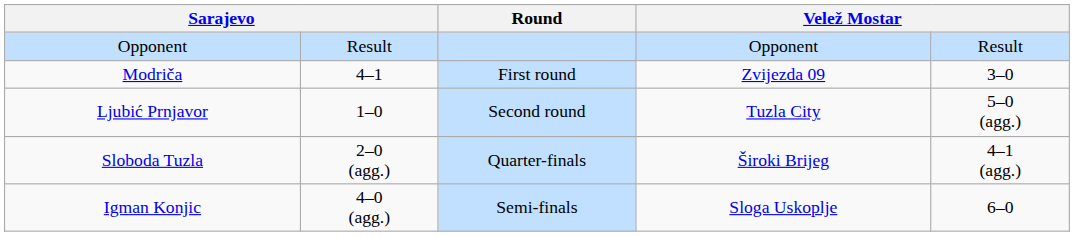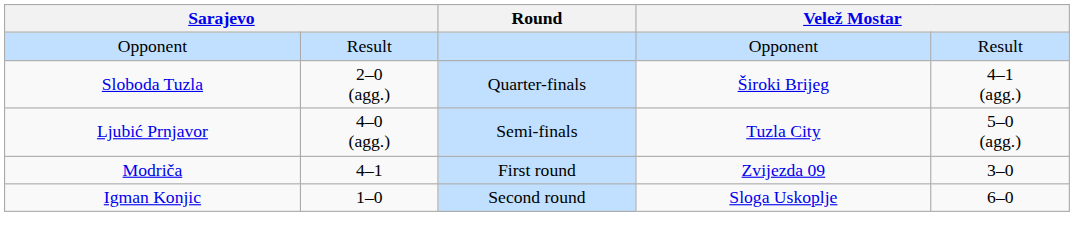rows swapped: (152, 74) <-> (152, 159)
(369, 112) 1–0 -> (369, 131) 4–0 (agg.)
(537, 112) Second round -> (537, 131) Semi-finals
(369, 207) 4–0 (agg.) -> (369, 197) 1–0
(537, 207) Semi-finals -> (537, 197) Second round
